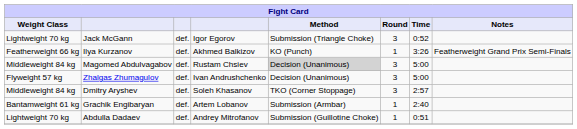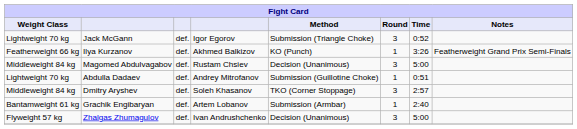(310, 64) lightgrey background -> (310, 64) no background
rows swapped: (112, 117) <-> (121, 77)
